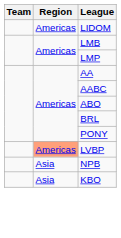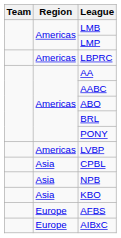- row: (96, 28)
+ row: (96, 58)
(56, 150) lightsalmon background -> (56, 150) no background
+ row: (93, 165)
+ row: (93, 210)
+ row: (94, 226)
